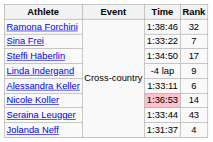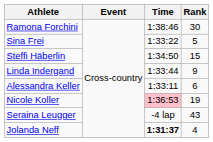(194, 27) 32 -> (195, 27) 30
(194, 42) 7 -> (195, 42) 5
(194, 56) 17 -> (195, 56) 15
(162, 71) -4 lap -> (163, 71) 1:33:44
(194, 101) 14 -> (195, 101) 19
(162, 116) 1:33:44 -> (163, 116) -4 lap
(162, 130) normal -> (163, 130) bold
